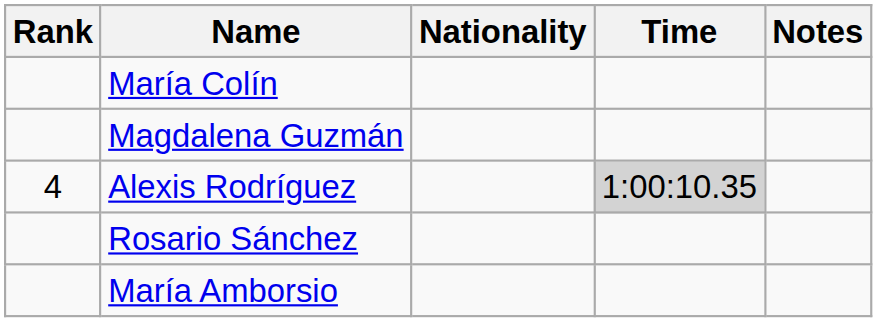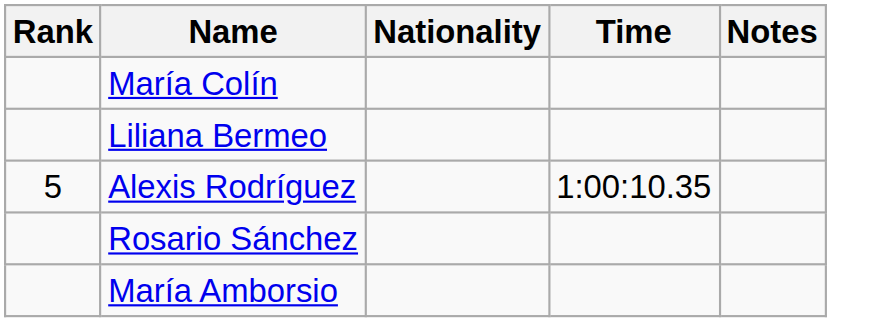+ row: (218, 135)
- row: (256, 135)
(53, 187) 4 -> (53, 187) 5
(679, 187) lightgrey background -> (634, 187) no background
